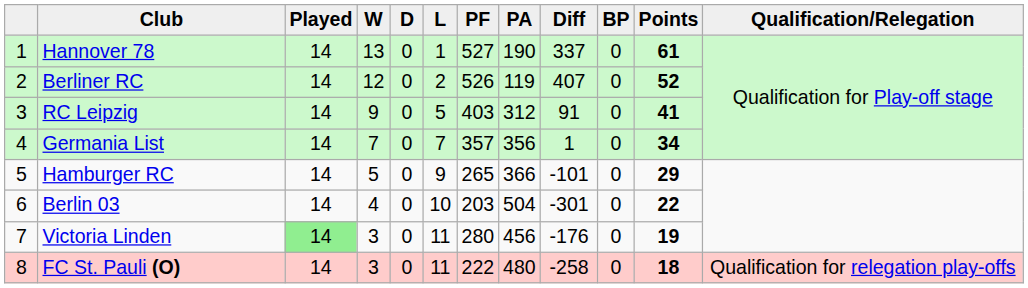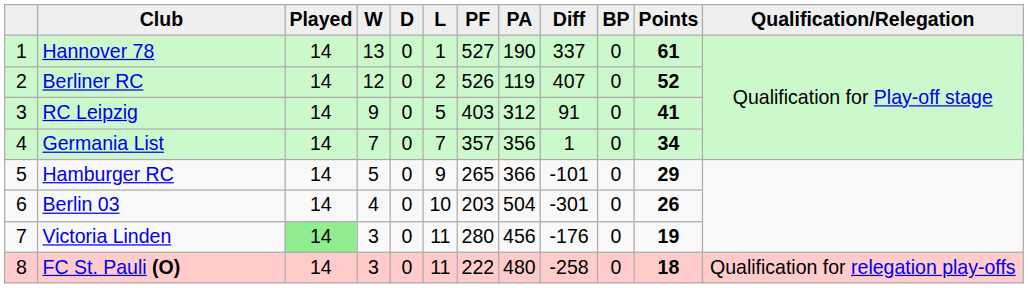(668, 205) 22 -> (668, 205) 26
